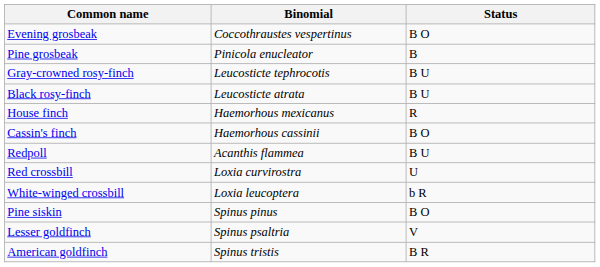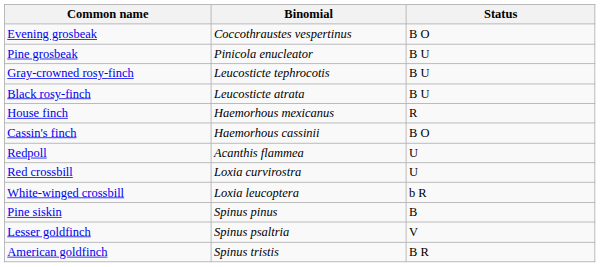(413, 53) B -> (419, 53) B U
(419, 152) B U -> (413, 152) U
(419, 212) B O -> (413, 212) B
